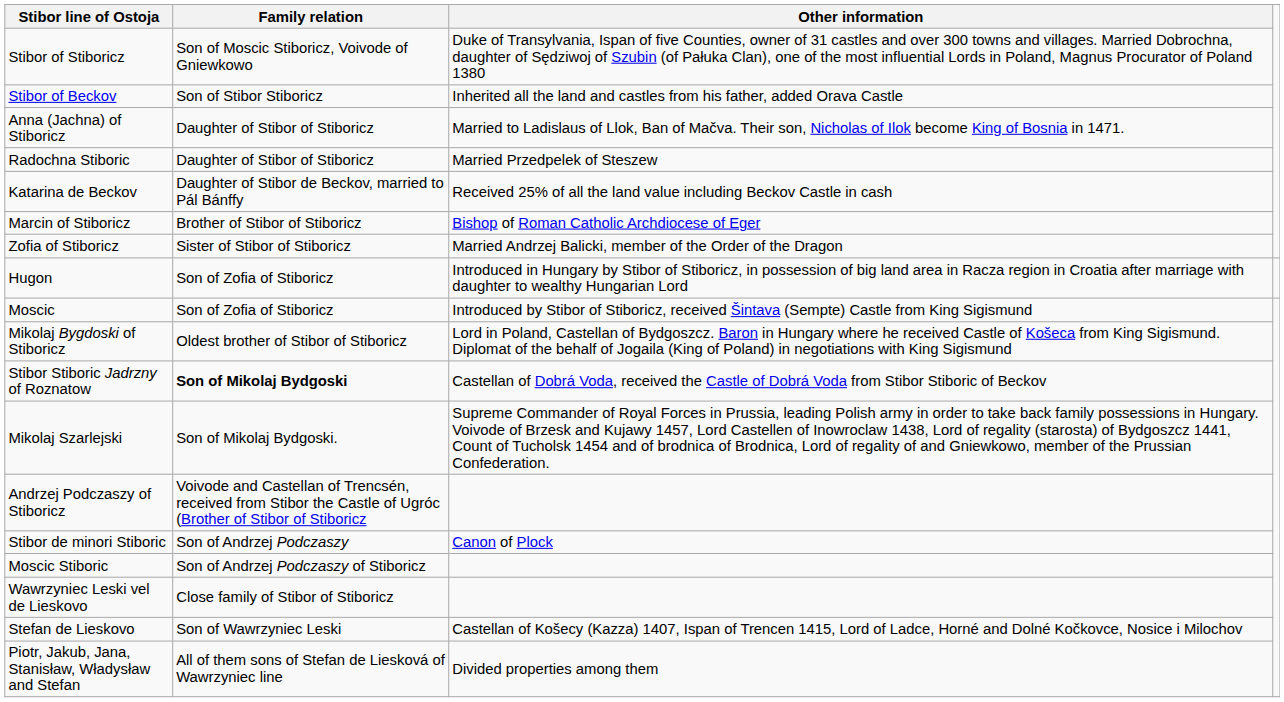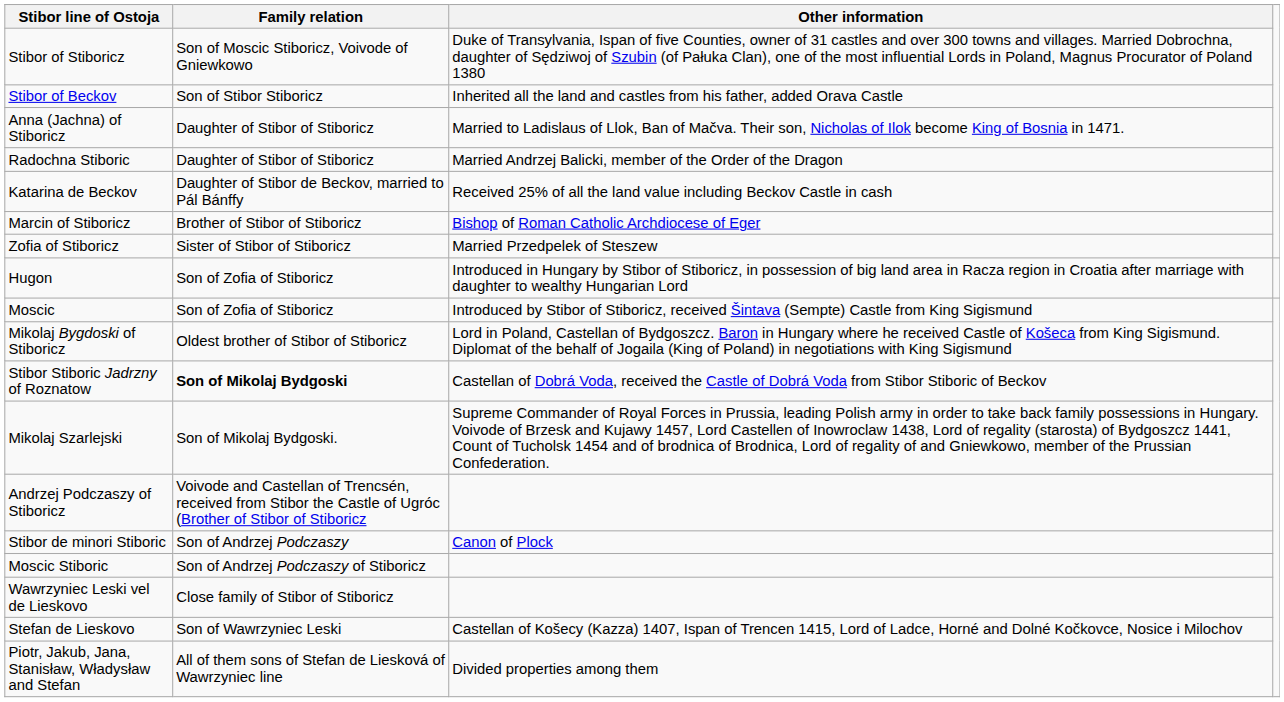(555, 160) Married Przedpelek of Steszew -> (648, 160) Married Andrzej Balicki, member of the Order of the Dragon
(648, 247) Married Andrzej Balicki, member of the Order of the Dragon -> (555, 247) Married Przedpelek of Steszew
